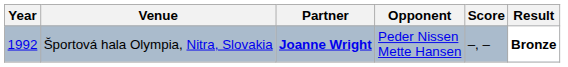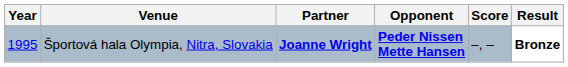(22, 44) 1992 -> (22, 44) 1995
(420, 44) normal -> (422, 44) bold
